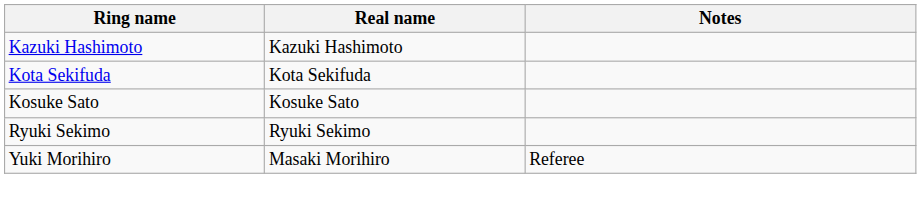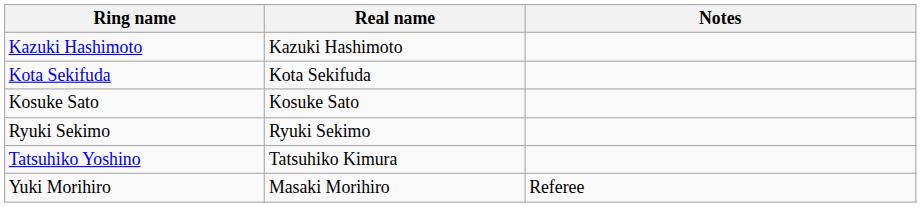+ row: (75, 159)
